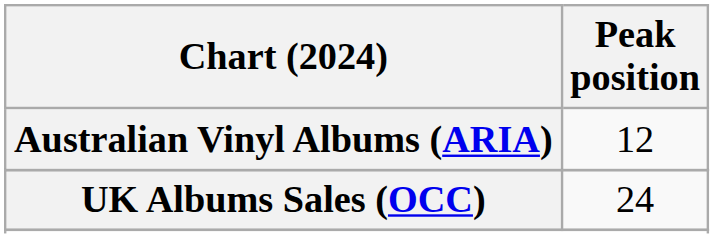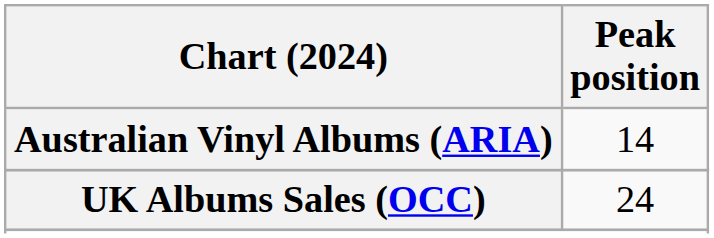(635, 138) 12 -> (635, 138) 14
